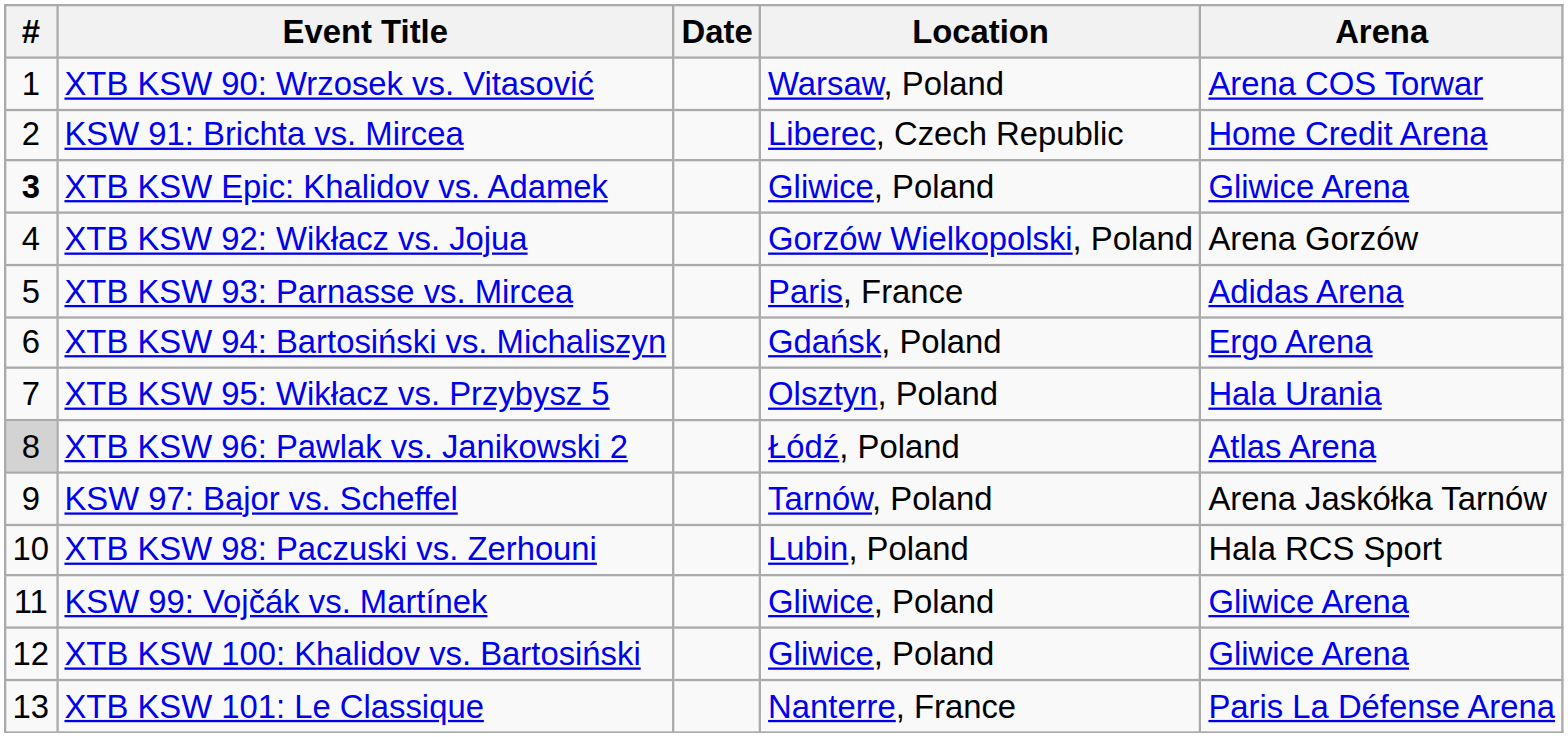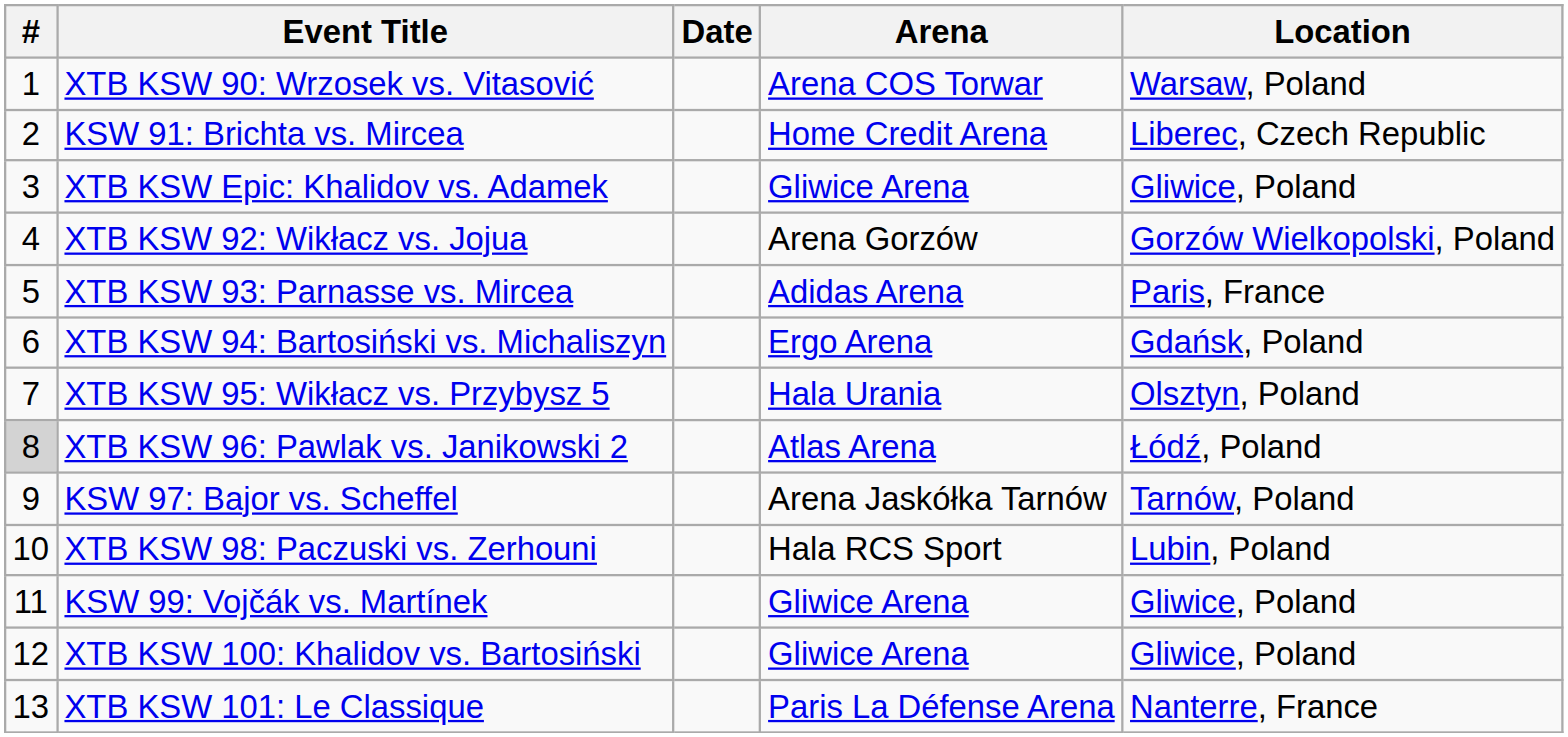columns swapped: (1382, 31) <-> (981, 31)
(31, 187) bold -> (31, 187) normal
